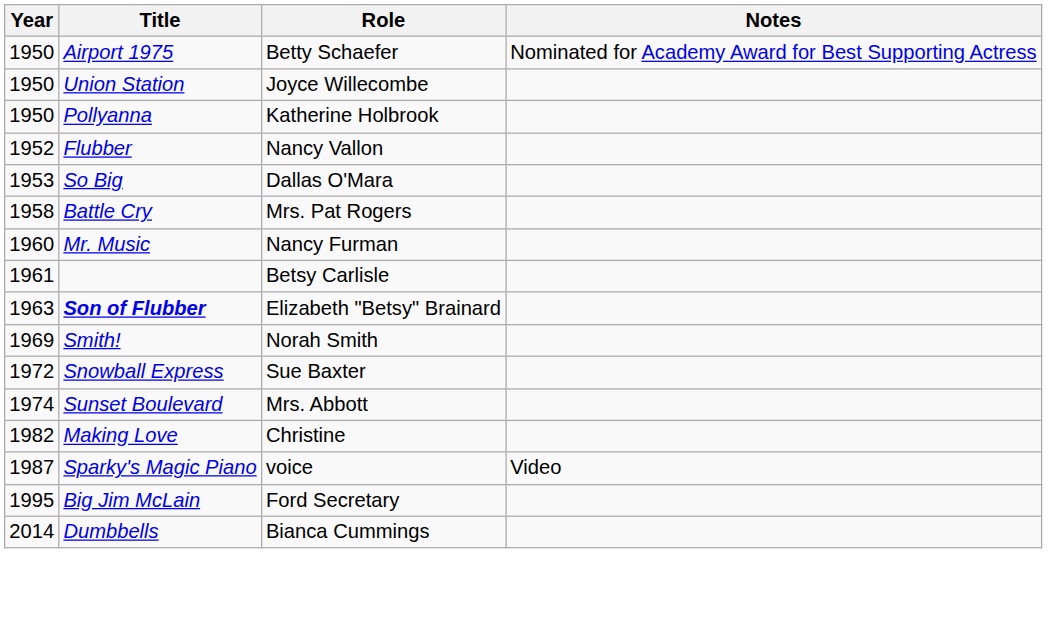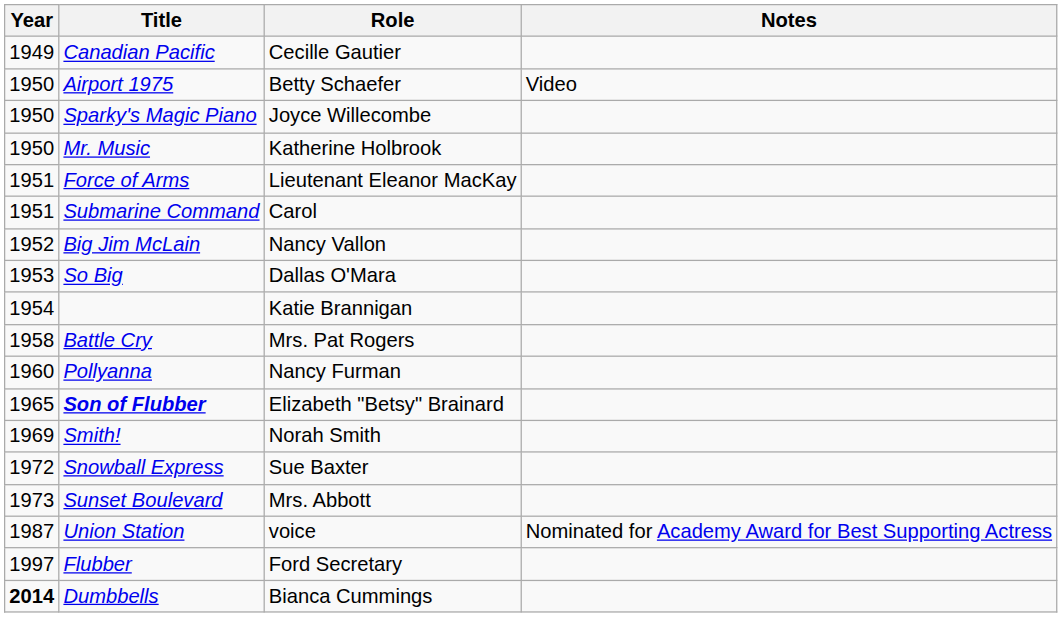+ row: (335, 52)
(773, 52) Nominated for Academy Award for Best Supporting Actress -> (551, 84) Video
(124, 84) Union Station -> (160, 116) Sparky's Magic Piano
(108, 116) Pollyanna -> (107, 148) Mr. Music
+ row: (393, 180)
+ row: (293, 212)
(98, 148) Flubber -> (132, 244) Big Jim McLain
+ row: (341, 308)
(107, 244) Mr. Music -> (108, 372) Pollyanna
- row: (328, 276)
(32, 308) 1963 -> (32, 404) 1965
(32, 404) 1974 -> (32, 500) 1973
- row: (306, 436)
(160, 468) Sparky's Magic Piano -> (124, 532) Union Station
(536, 468) Video -> (789, 532) Nominated for Academy Award for Best Supporting Actress
(32, 500) 1995 -> (32, 564) 1997
(132, 500) Big Jim McLain -> (98, 564) Flubber
(32, 532) normal -> (32, 595) bold
